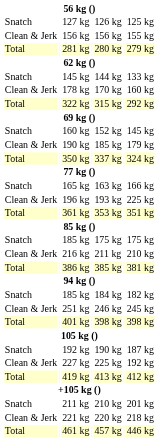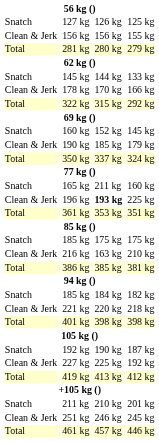(140, 90) 160 kg -> (141, 90) 166 kg
(108, 185) 163 kg -> (108, 185) 211 kg
(140, 185) 166 kg -> (141, 185) 160 kg
(108, 199) normal -> (108, 199) bold
(108, 254) 211 kg -> (108, 254) 163 kg
rows swapped: (31, 417) <-> (31, 308)
